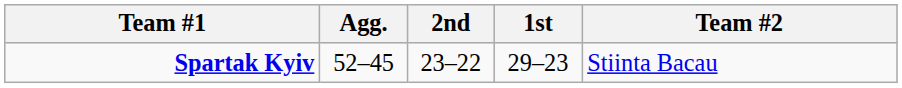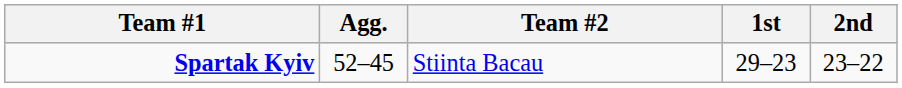columns swapped: (739, 23) <-> (451, 23)
